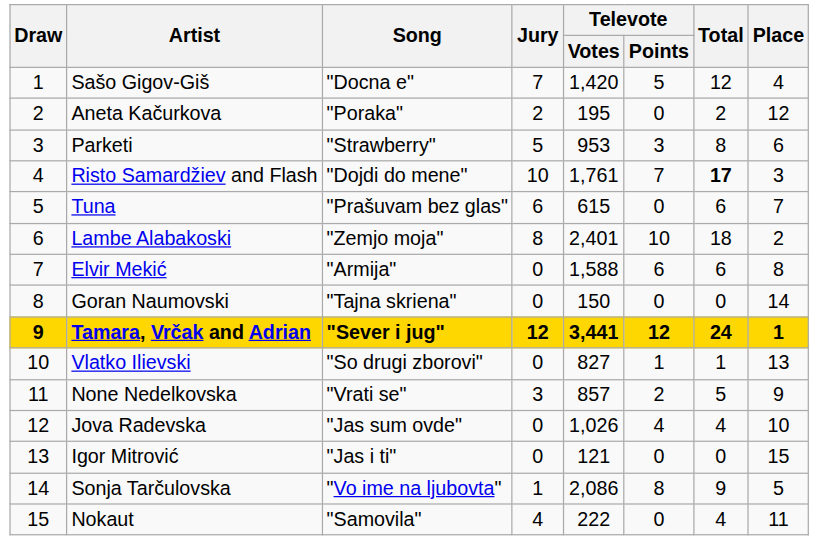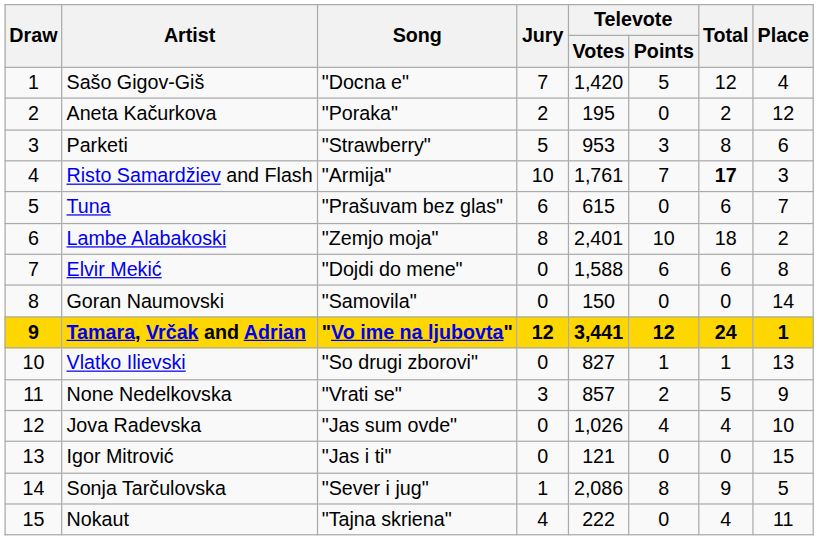(397, 176) "Dojdi do mene" -> (357, 176) "Armija"
(361, 269) "Armija" -> (392, 269) "Dojdi do mene"
(392, 301) "Tajna skriena" -> (369, 301) "Samovila"
(386, 332) "Sever i jug" -> (417, 332) "Vo ime na ljubovta"
(414, 488) "Vo ime na ljubovta" -> (375, 488) "Sever i jug"
(374, 519) "Samovila" -> (387, 519) "Tajna skriena"
